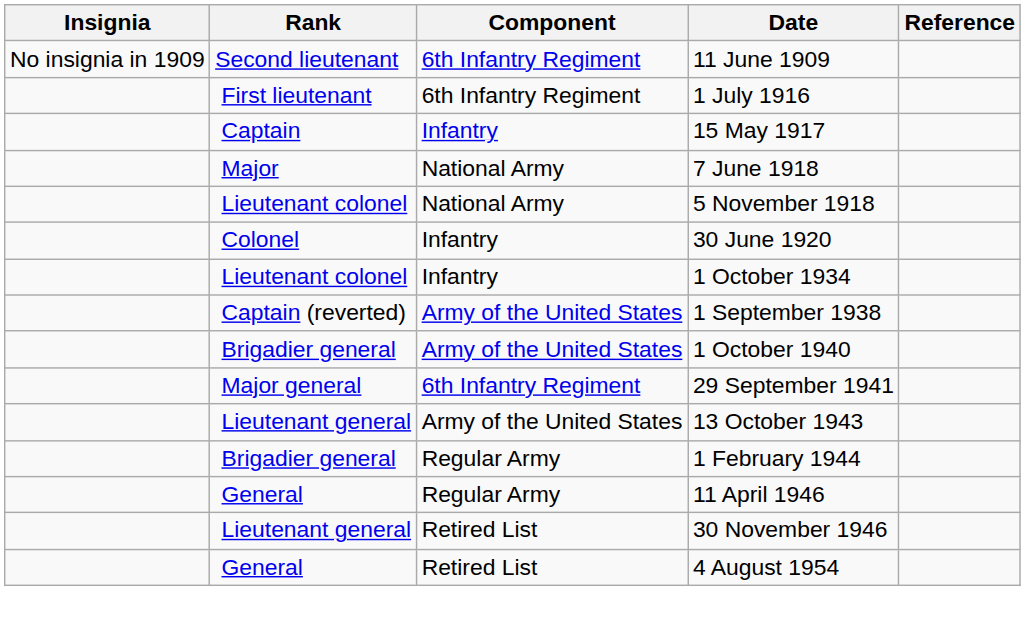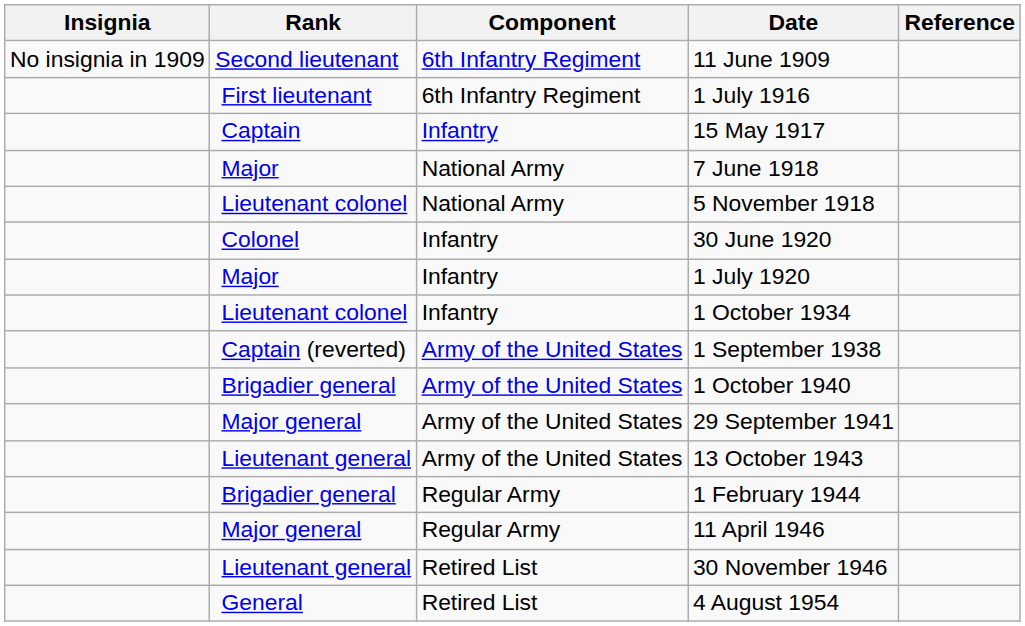+ row: (751, 276)
(531, 385) 6th Infantry Regiment -> (552, 421) Army of the United States
(259, 494) General -> (288, 530) Major general
